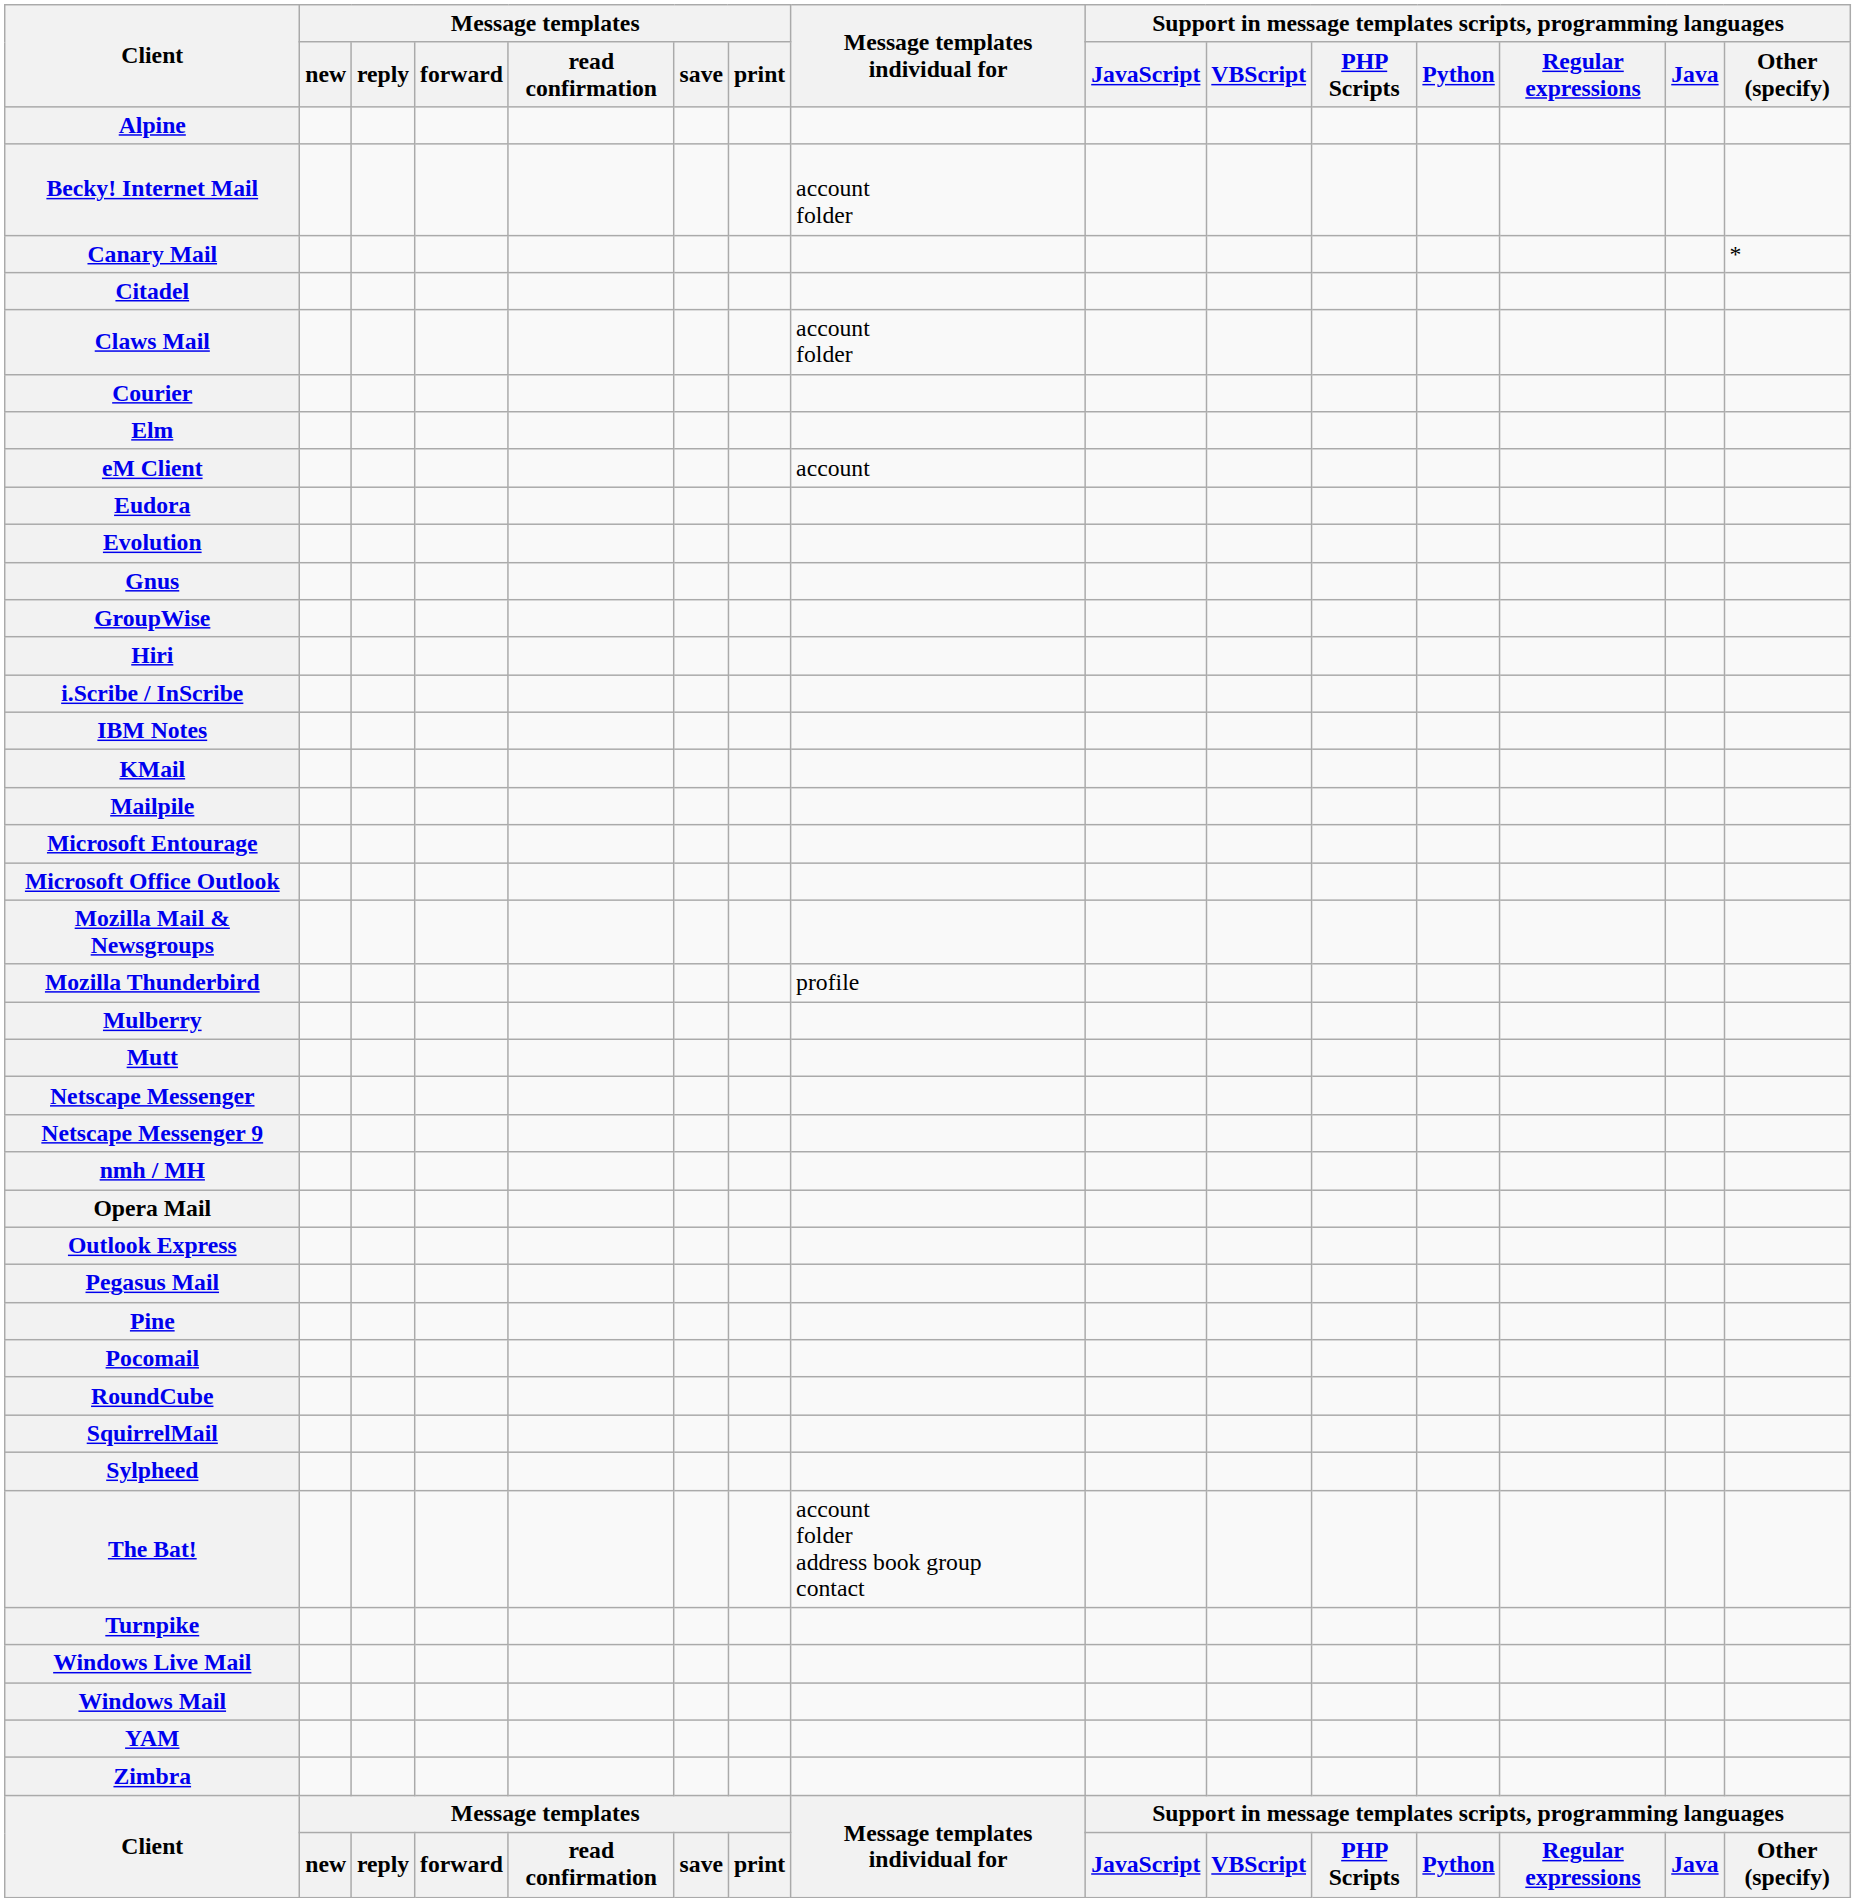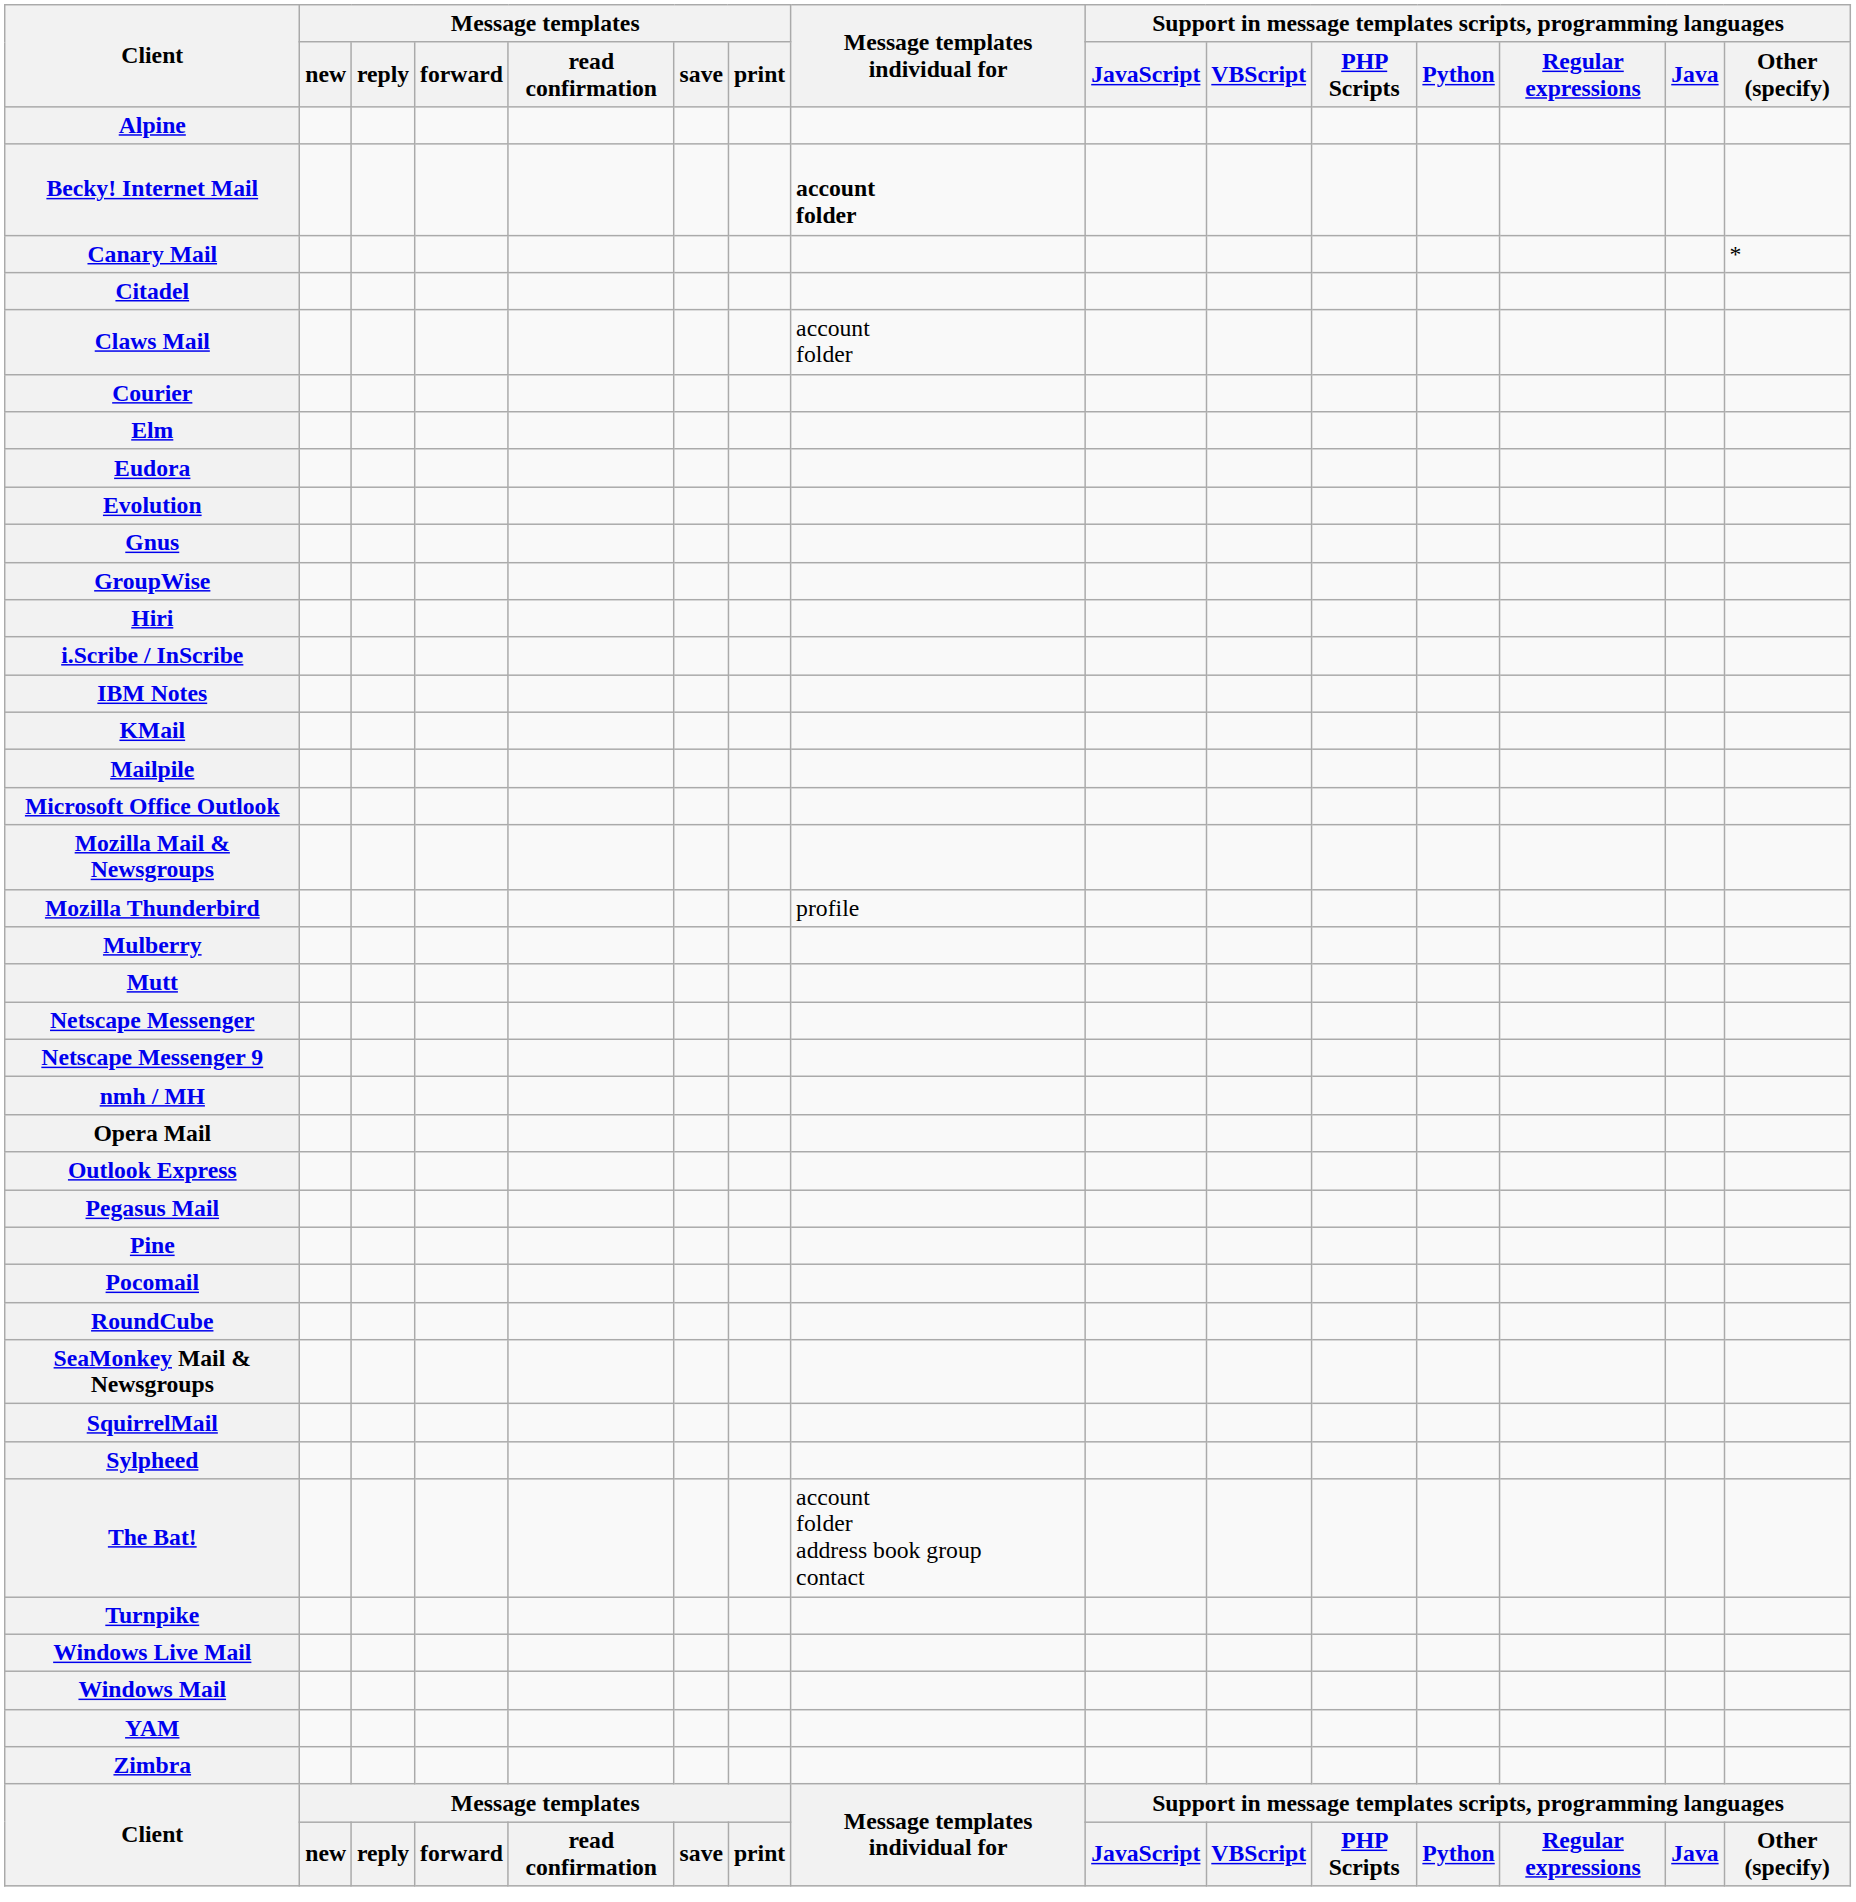(833, 202) normal -> (836, 202) bold
- row: (152, 467)
- row: (152, 843)
+ row: (152, 1371)
